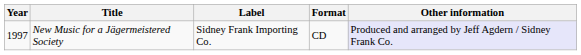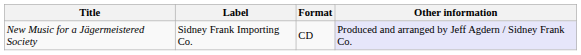- column: (17, 12)
